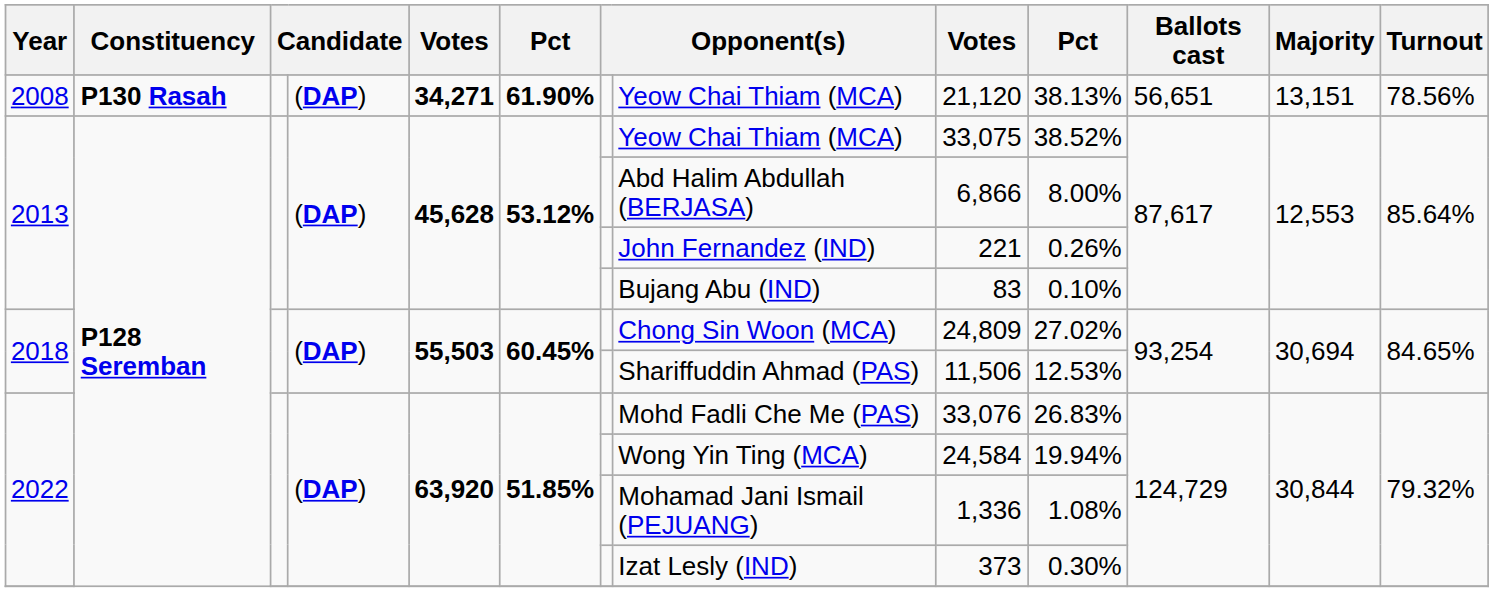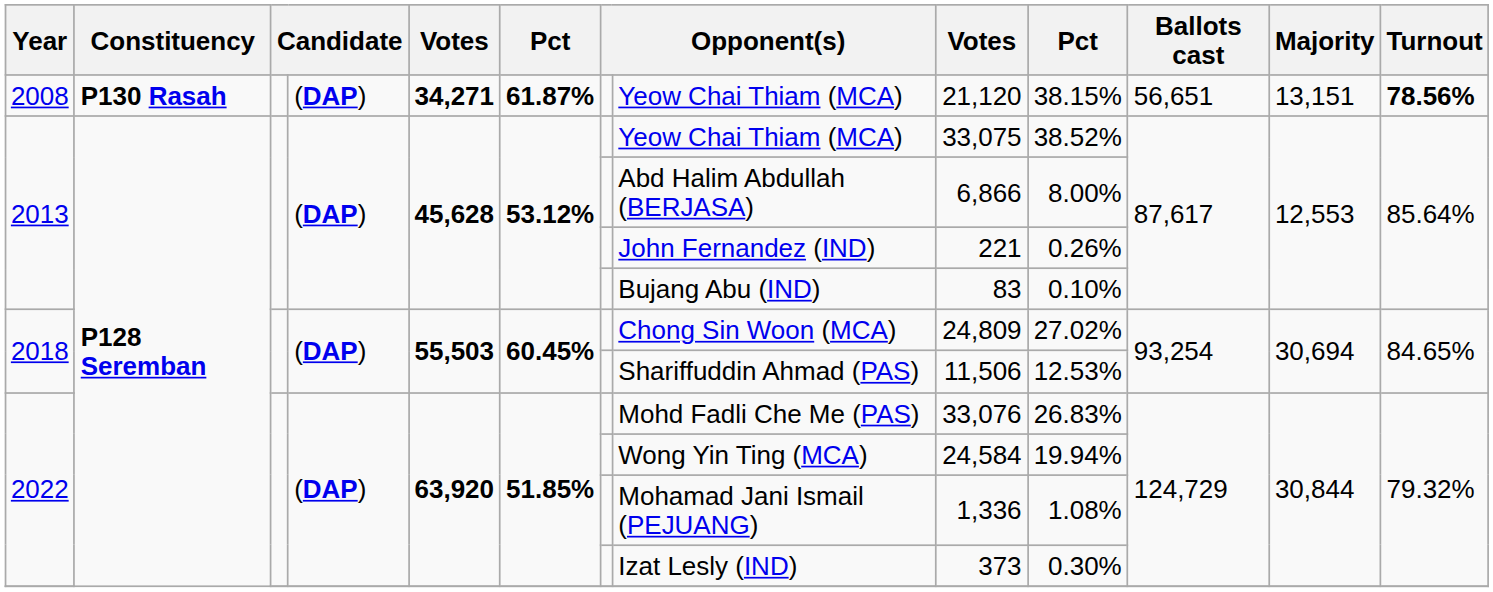(550, 96) 61.90% -> (550, 96) 61.87%
(1078, 96) 38.13% -> (1078, 96) 38.15%
(1431, 96) normal -> (1431, 96) bold
